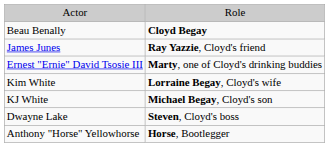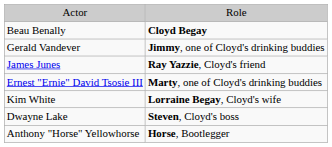+ row: (43, 47)
- row: (27, 99)
